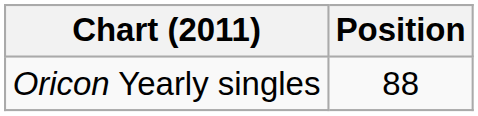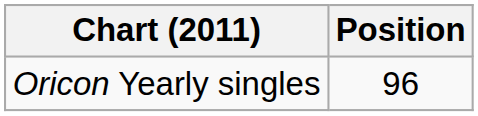(401, 82) 88 -> (401, 82) 96
